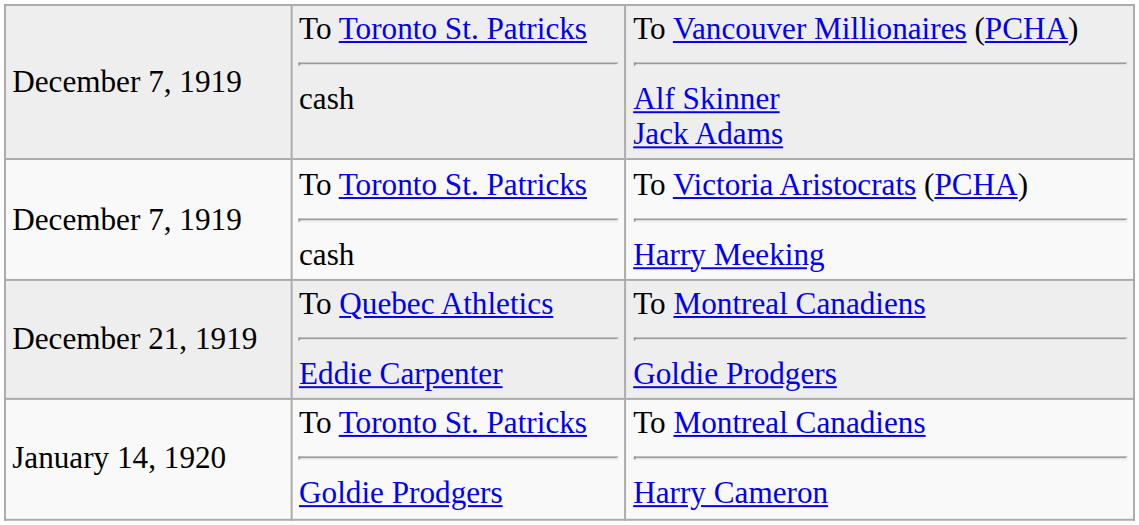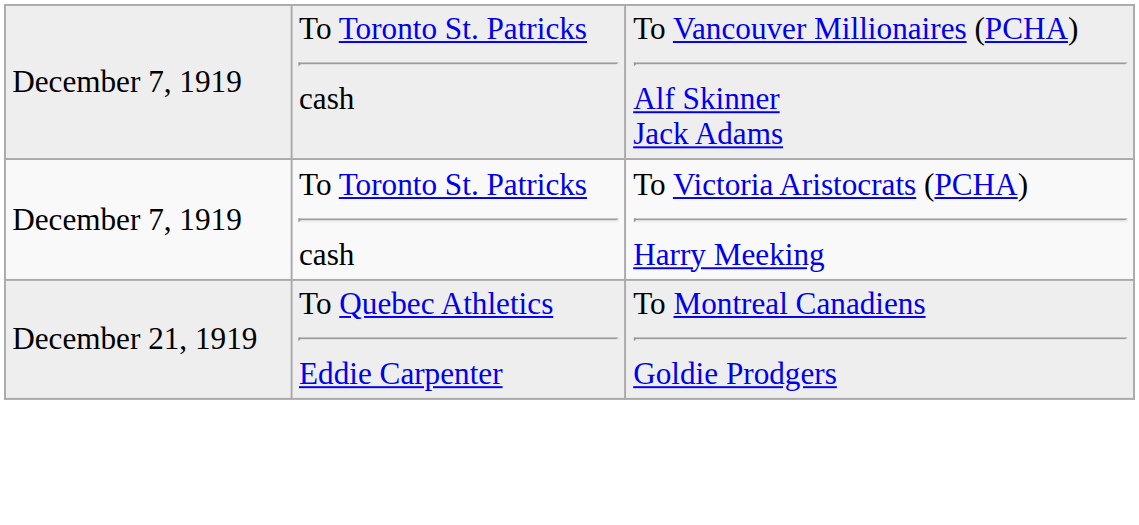- row: (119, 458)
